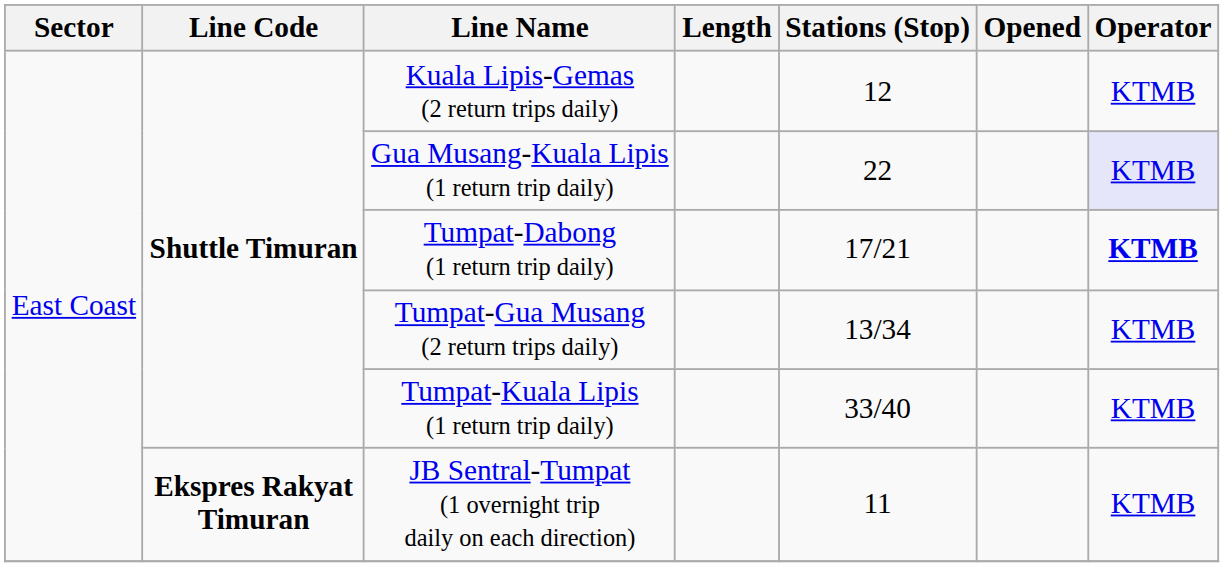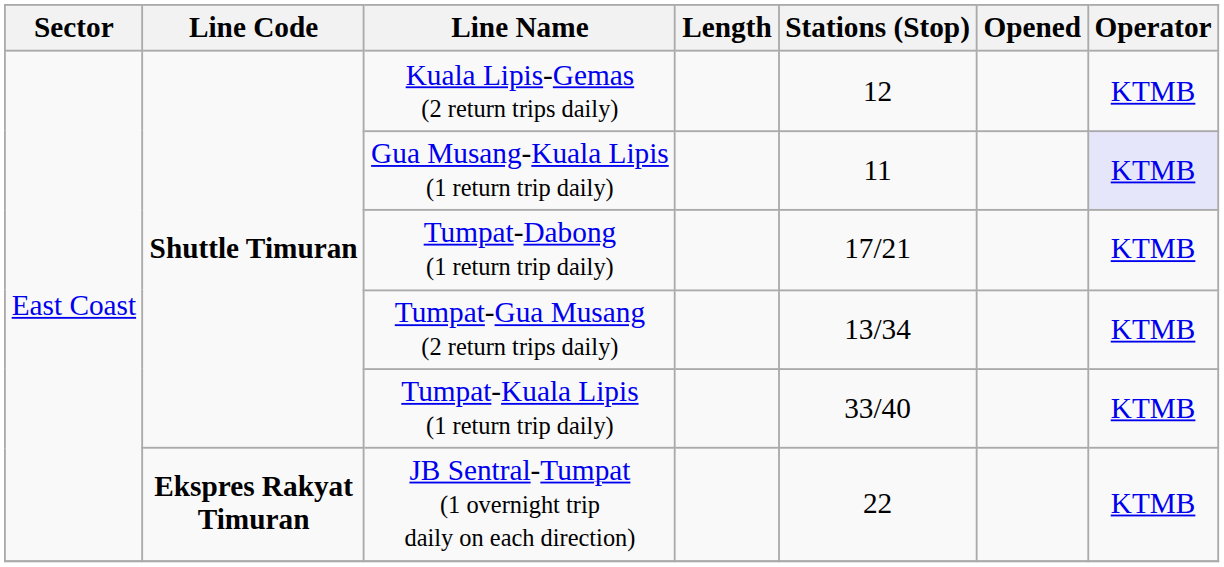(878, 170) 22 -> (878, 170) 11
(1153, 249) bold -> (1153, 249) normal
(878, 503) 11 -> (878, 503) 22
